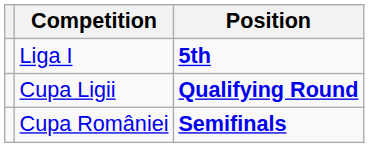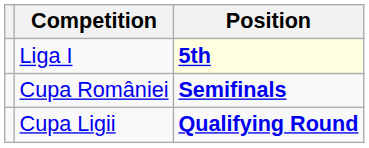(195, 55) no background -> (195, 55) lightyellow background
rows swapped: (94, 124) <-> (68, 90)
